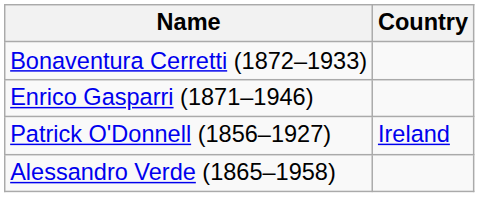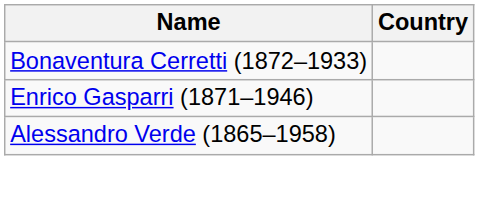- row: (171, 135)
